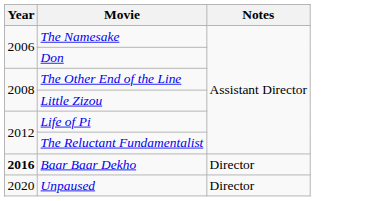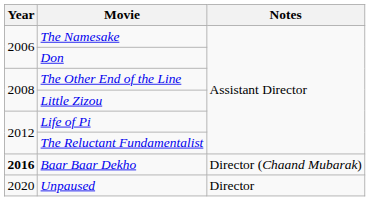(232, 164) Director -> (286, 164) Director (Chaand Mubarak)
